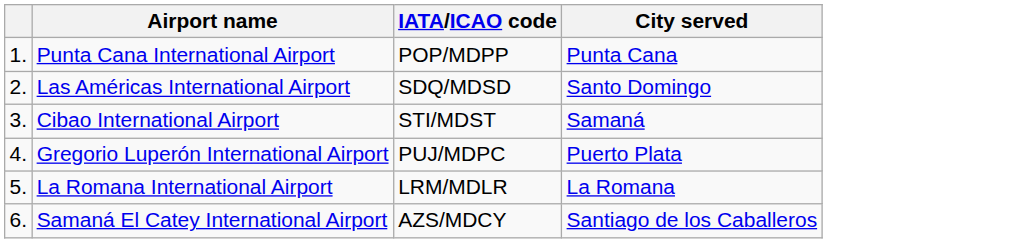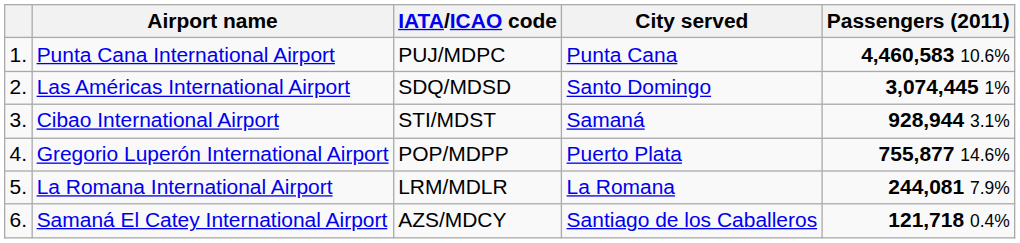+ column: (918, 21)
(453, 54) POP/MDPP -> (452, 54) PUJ/MDPC
(452, 154) PUJ/MDPC -> (453, 154) POP/MDPP
